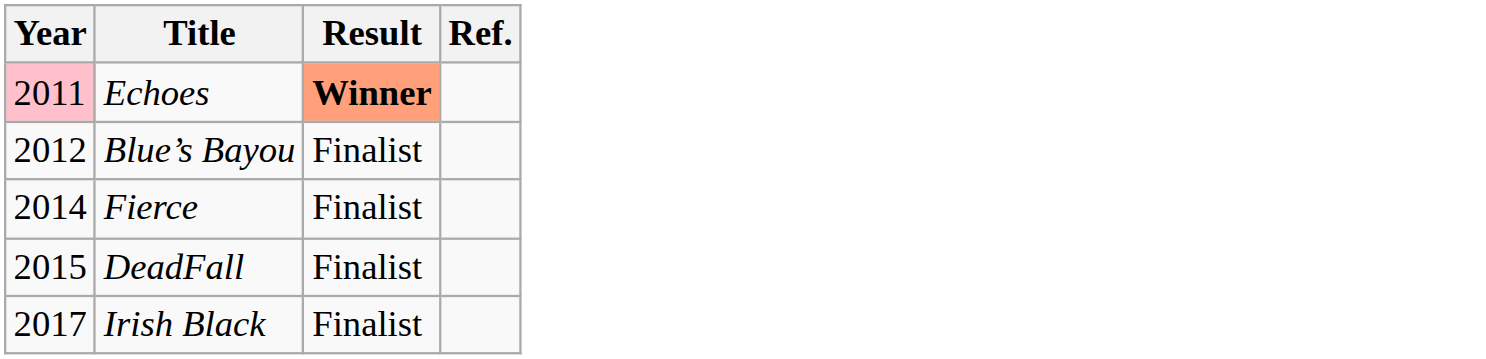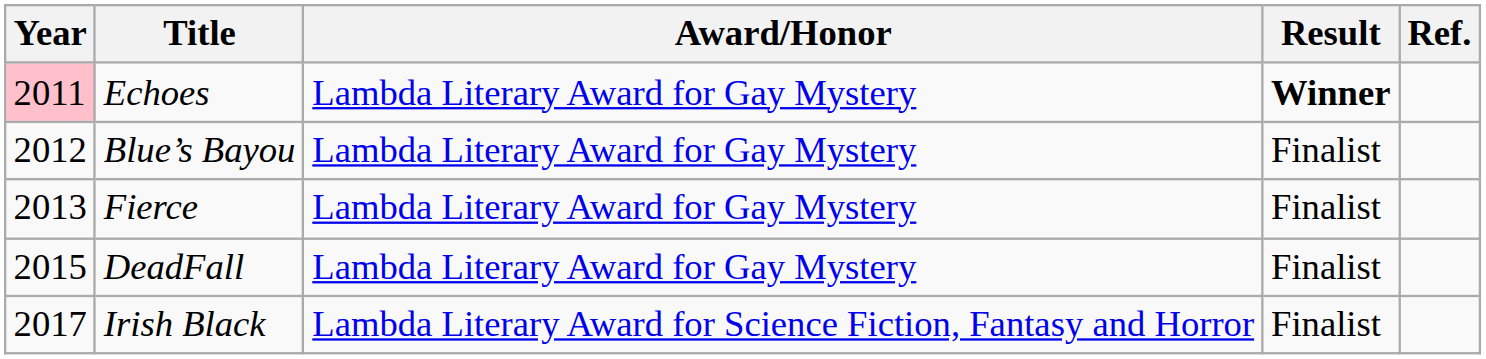+ column: (783, 33)
(372, 91) lightsalmon background -> (1331, 91) no background
(50, 207) 2014 -> (50, 207) 2013
